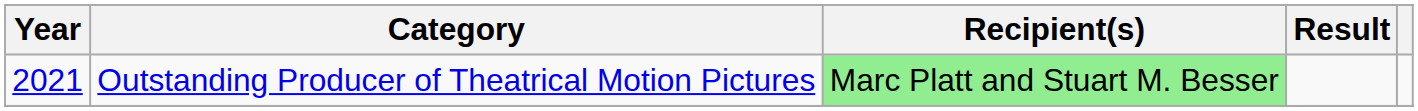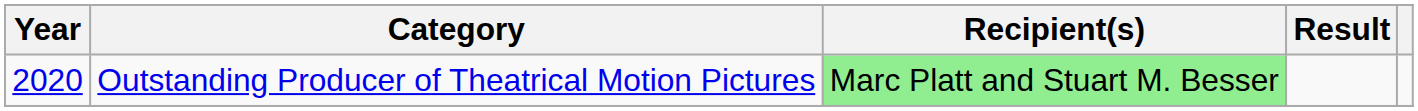(48, 79) 2021 -> (48, 79) 2020
